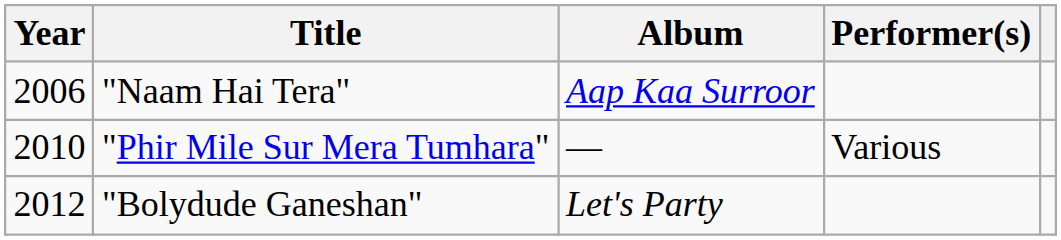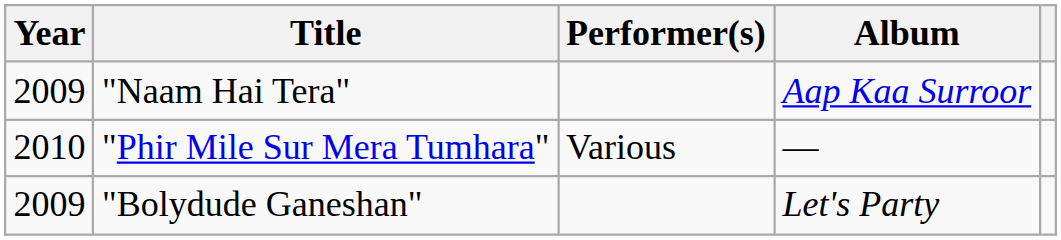columns swapped: (931, 33) <-> (690, 33)
(49, 90) 2006 -> (49, 90) 2009
(49, 204) 2012 -> (49, 204) 2009
